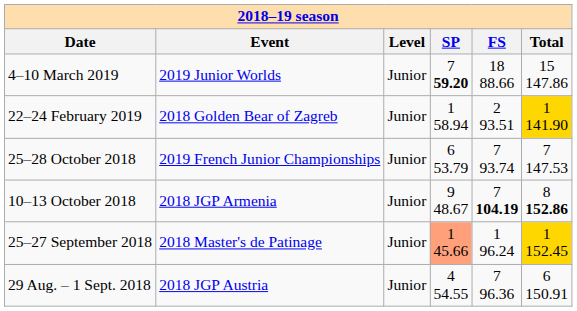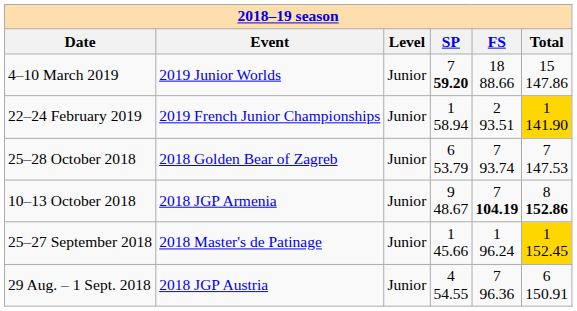(248, 116) 2018 Golden Bear of Zagreb -> (270, 116) 2019 French Junior Championships
(270, 158) 2019 French Junior Championships -> (248, 158) 2018 Golden Bear of Zagreb
(451, 243) lightsalmon background -> (451, 243) no background
